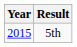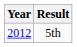(19, 33) 2015 -> (19, 33) 2012
